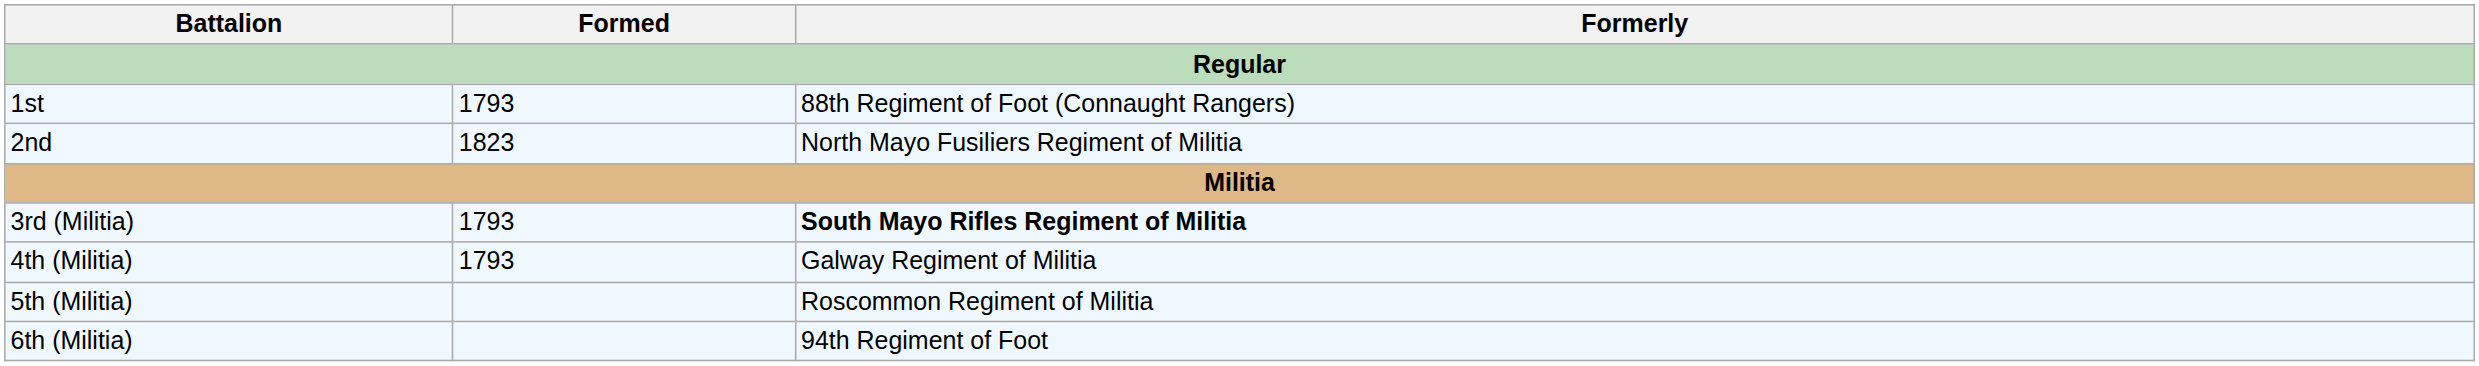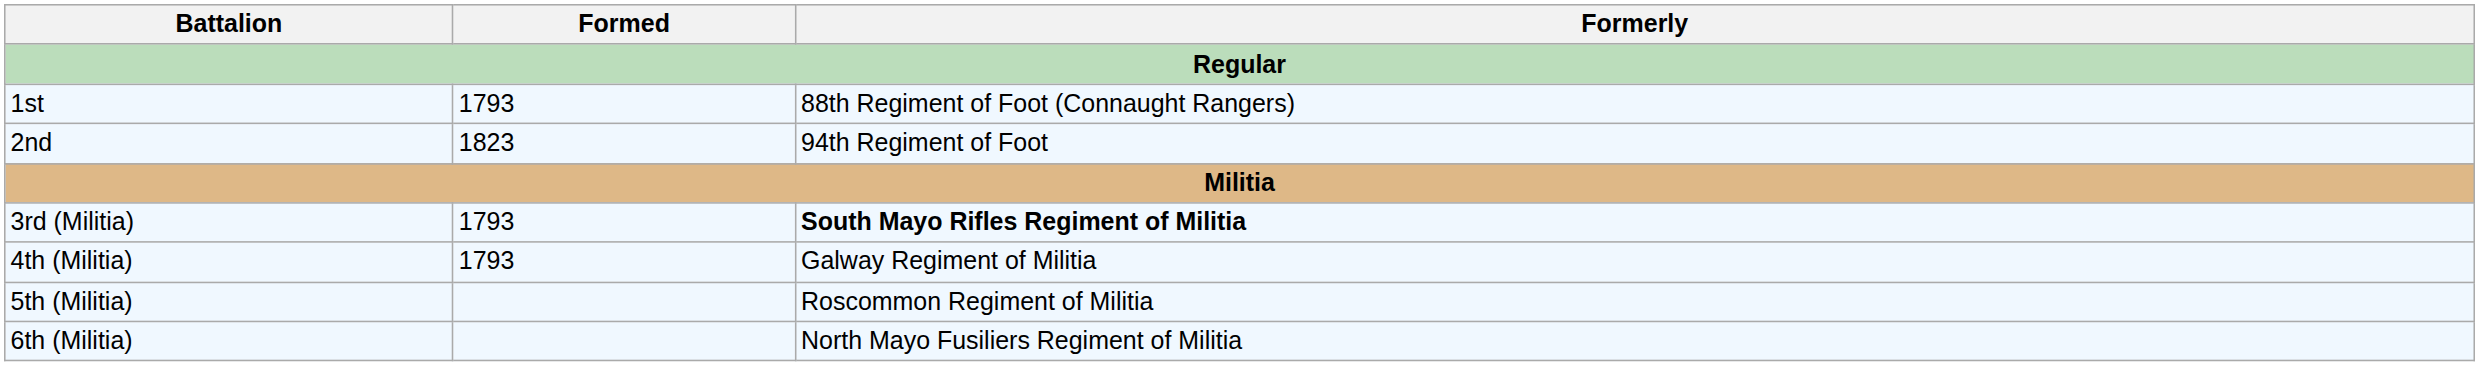(1022, 143) North Mayo Fusiliers Regiment of Militia -> (924, 143) 94th Regiment of Foot
(924, 340) 94th Regiment of Foot -> (1022, 340) North Mayo Fusiliers Regiment of Militia
